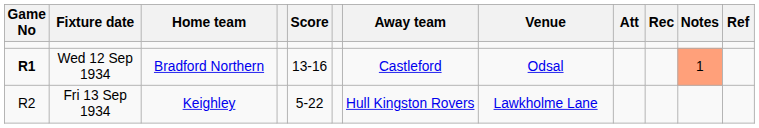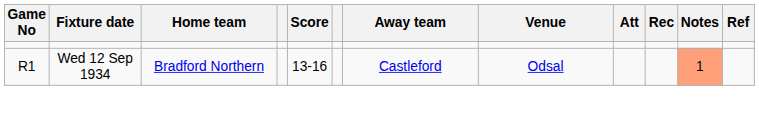(27, 66) bold -> (27, 66) normal
- row: (95, 104)
